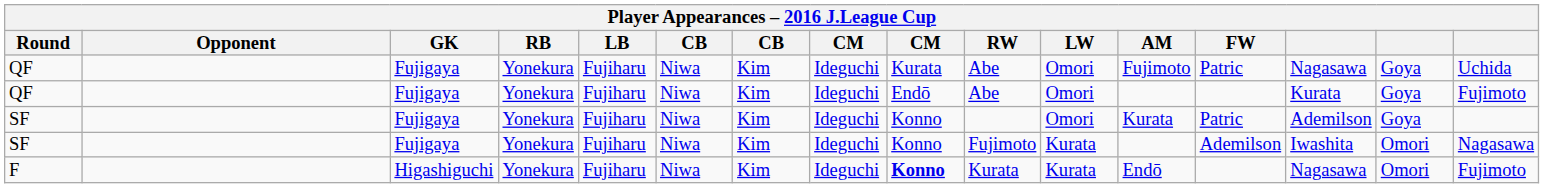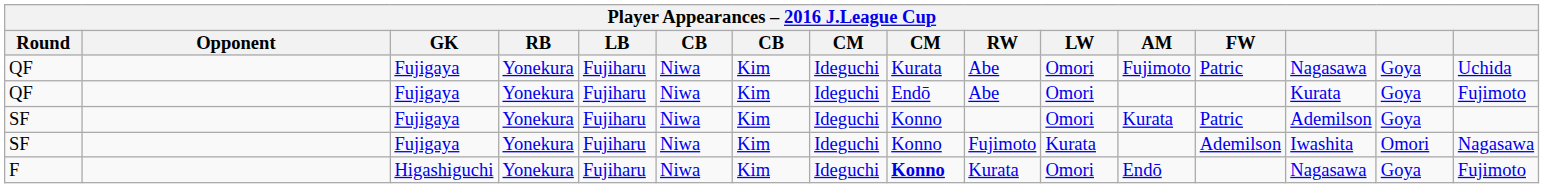(1071, 170) Kurata -> (1070, 170) Omori
(1405, 170) Omori -> (1401, 170) Goya
